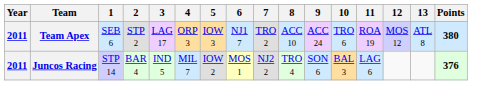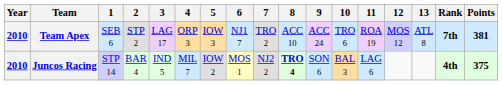+ column: (450, 13)
(17, 36) 2011 -> (17, 36) 2010
(451, 36) 380 -> (481, 36) 381
(17, 66) 2011 -> (17, 66) 2010
(292, 66) normal -> (292, 66) bold
(451, 66) 376 -> (481, 66) 375
